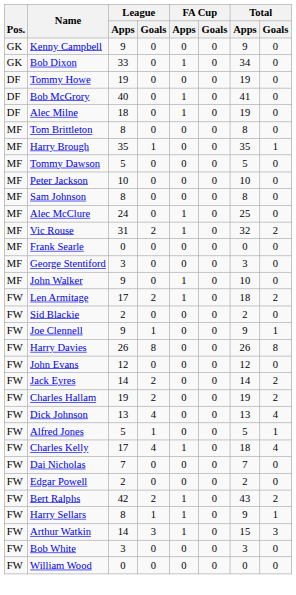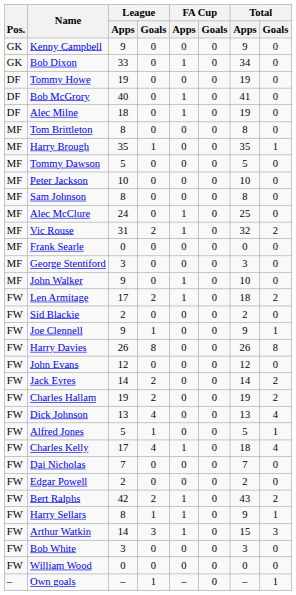+ row: (53, 582)
